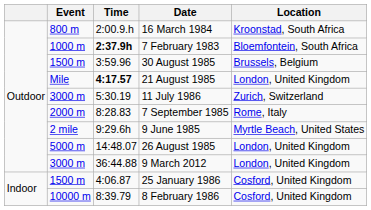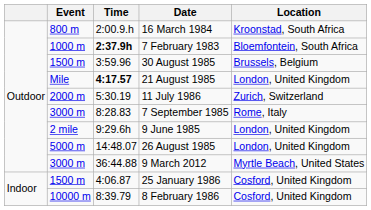(67, 96) 3000 m -> (67, 96) 2000 m
(67, 113) 2000 m -> (67, 113) 3000 m
(299, 130) Myrtle Beach, United States -> (292, 130) London, United Kingdom
(292, 163) London, United Kingdom -> (299, 163) Myrtle Beach, United States
